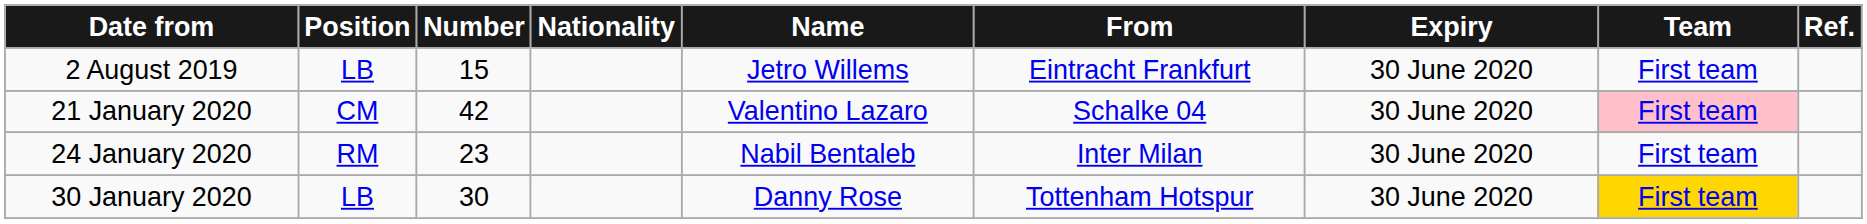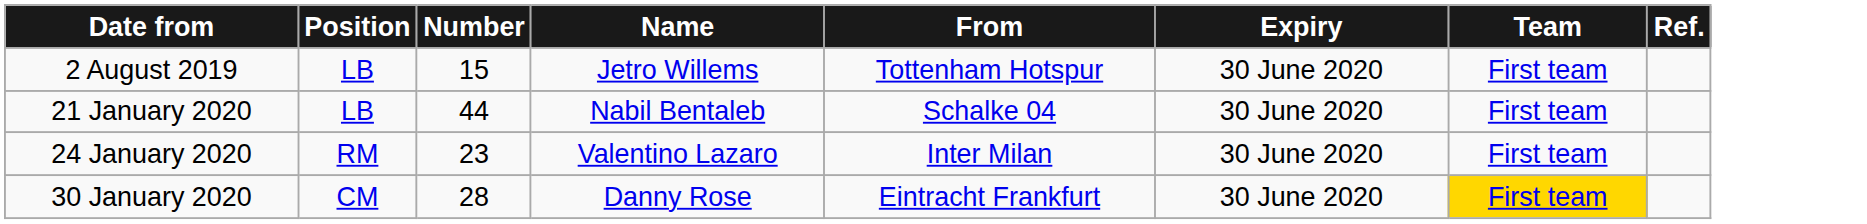- column: (606, 27)
(1140, 69) Eintracht Frankfurt -> (990, 69) Tottenham Hotspur
(357, 112) CM -> (357, 112) LB
(474, 112) 42 -> (474, 112) 44
(828, 112) Valentino Lazaro -> (678, 112) Nabil Bentaleb
(1698, 112) pink background -> (1548, 112) no background
(828, 154) Nabil Bentaleb -> (678, 154) Valentino Lazaro
(357, 197) LB -> (357, 197) CM
(474, 197) 30 -> (474, 197) 28
(1140, 197) Tottenham Hotspur -> (990, 197) Eintracht Frankfurt
